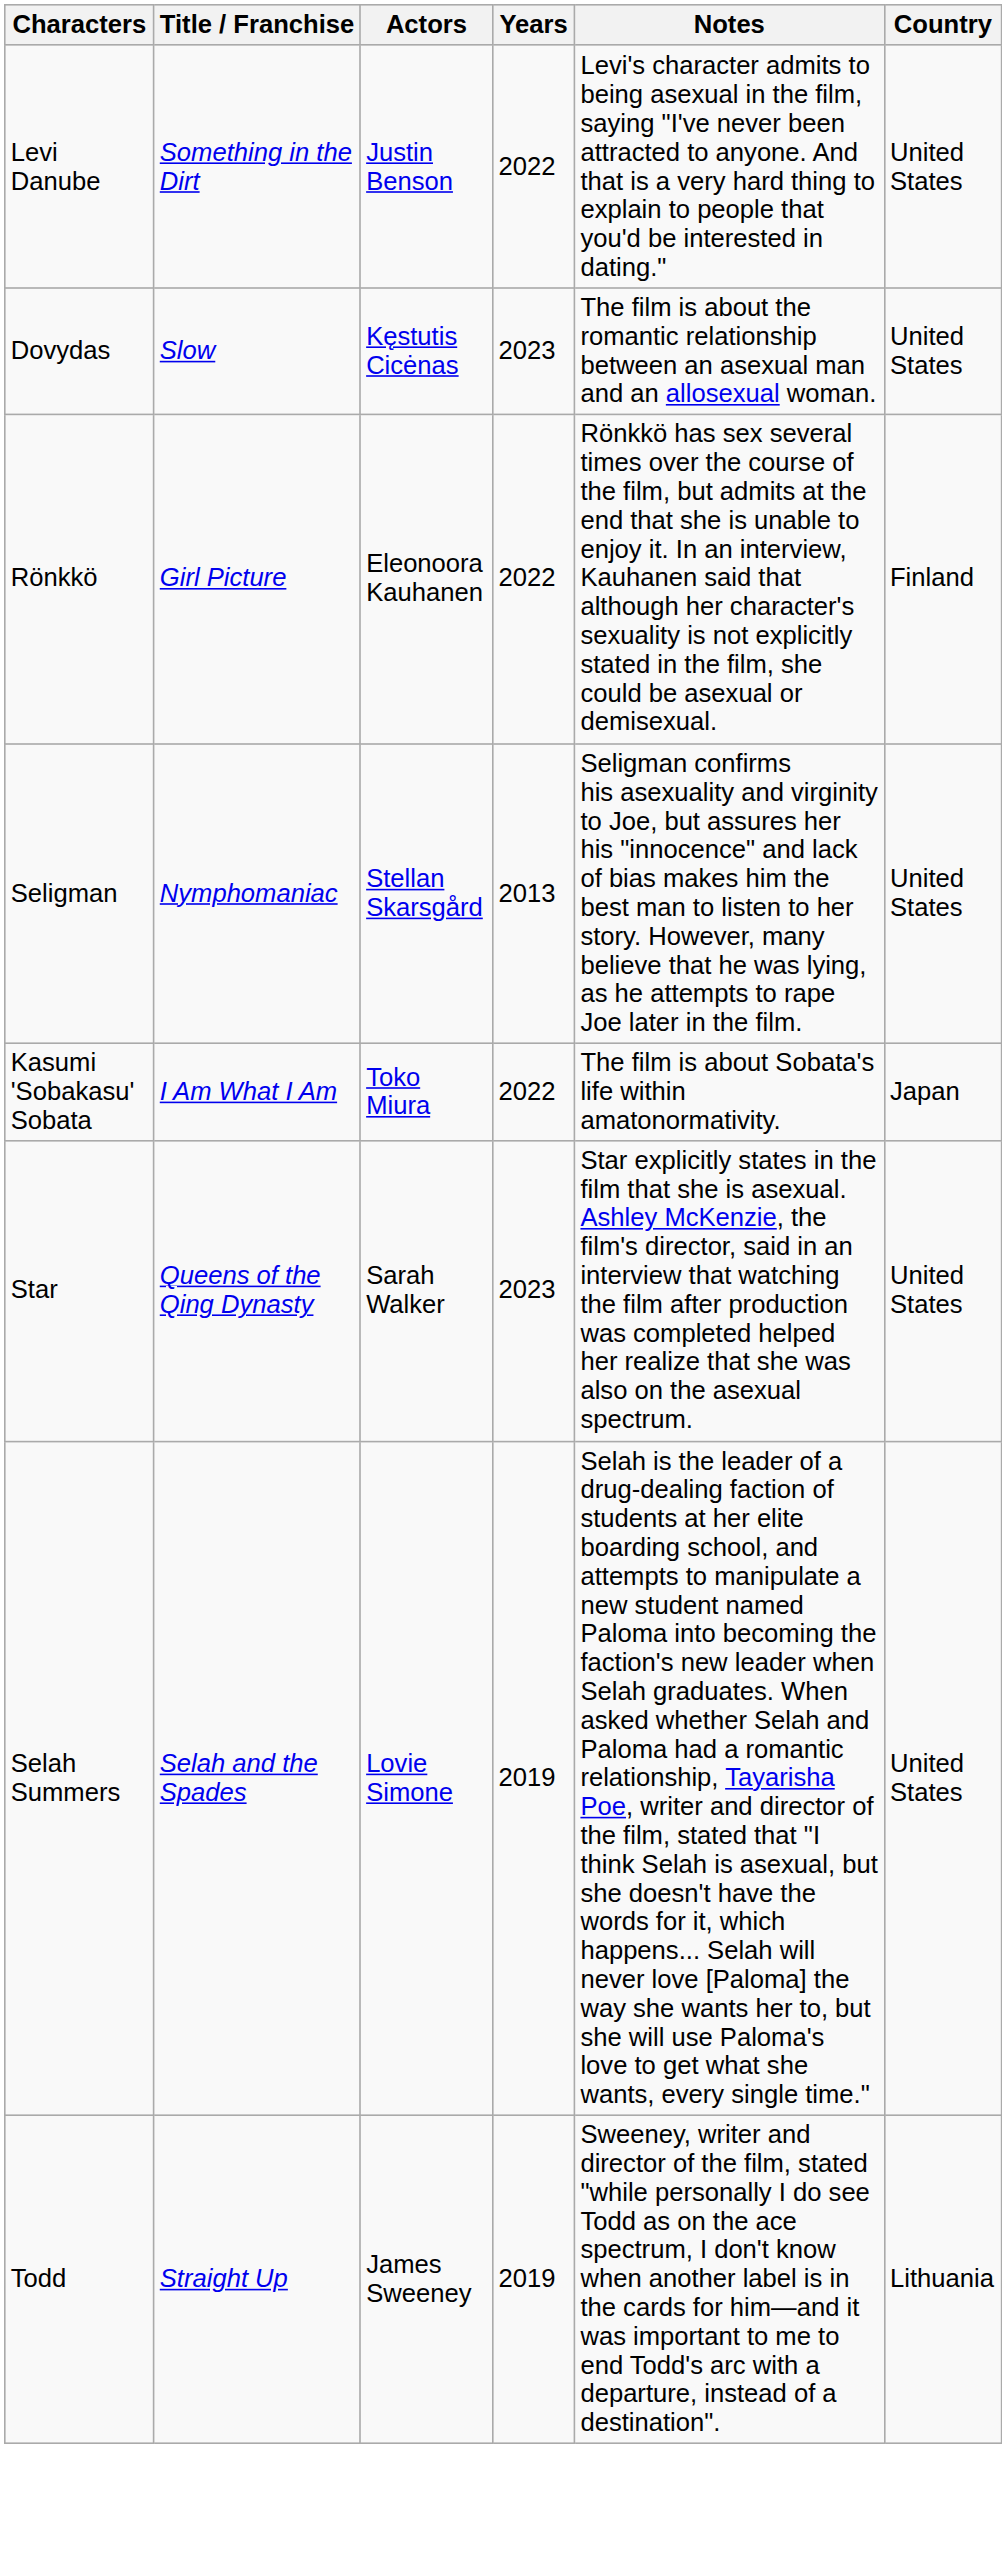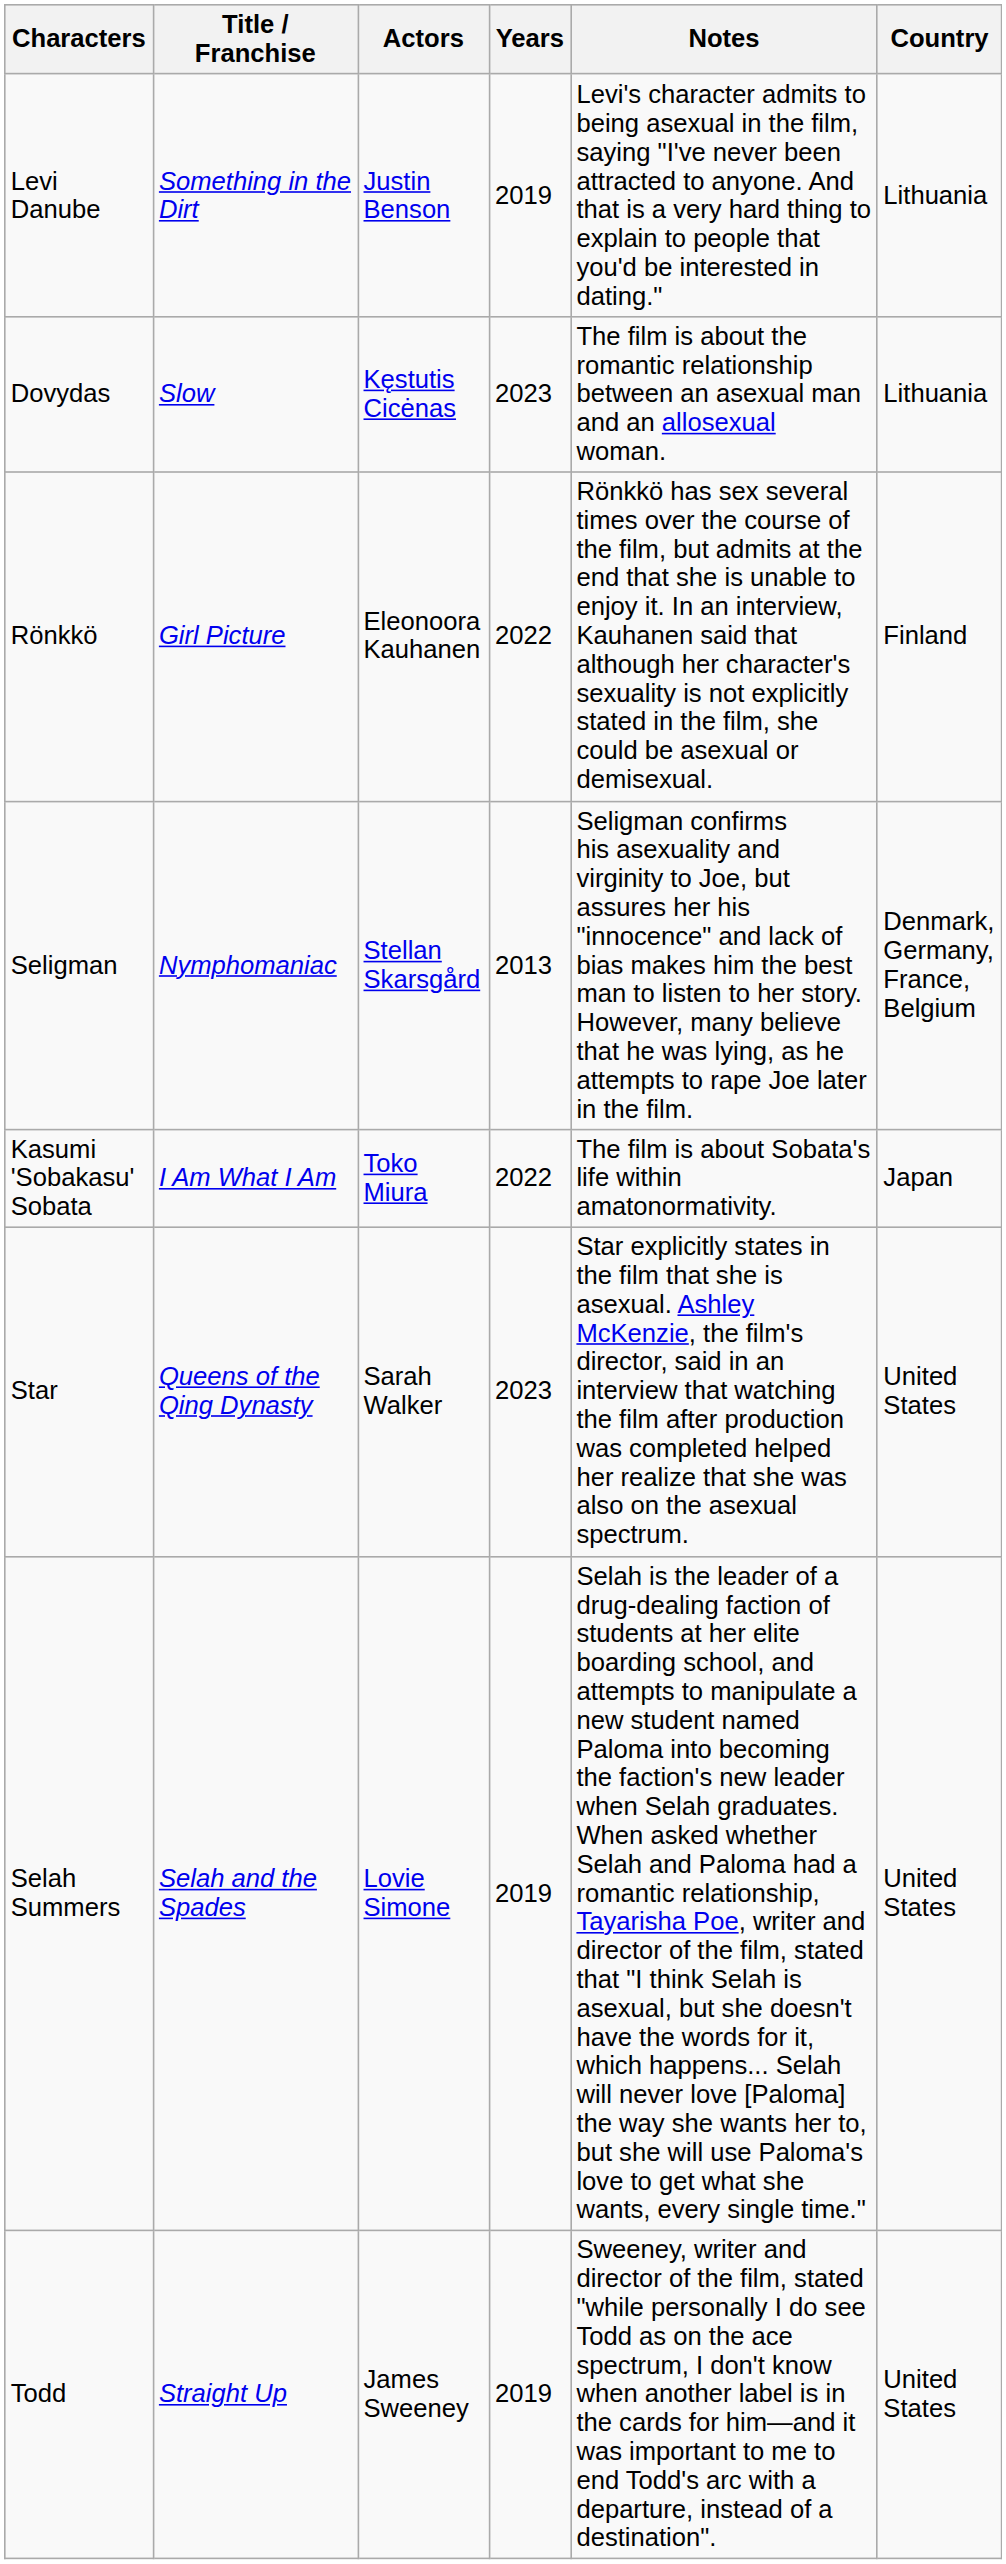(527, 166) 2022 -> (523, 195) 2019
(927, 166) United States -> (935, 195) Lithuania
(927, 350) United States -> (935, 394) Lithuania
(927, 892) United States -> (939, 964) Denmark, Germany, France, Belgium
(942, 2279) Lithuania -> (920, 2394) United States
